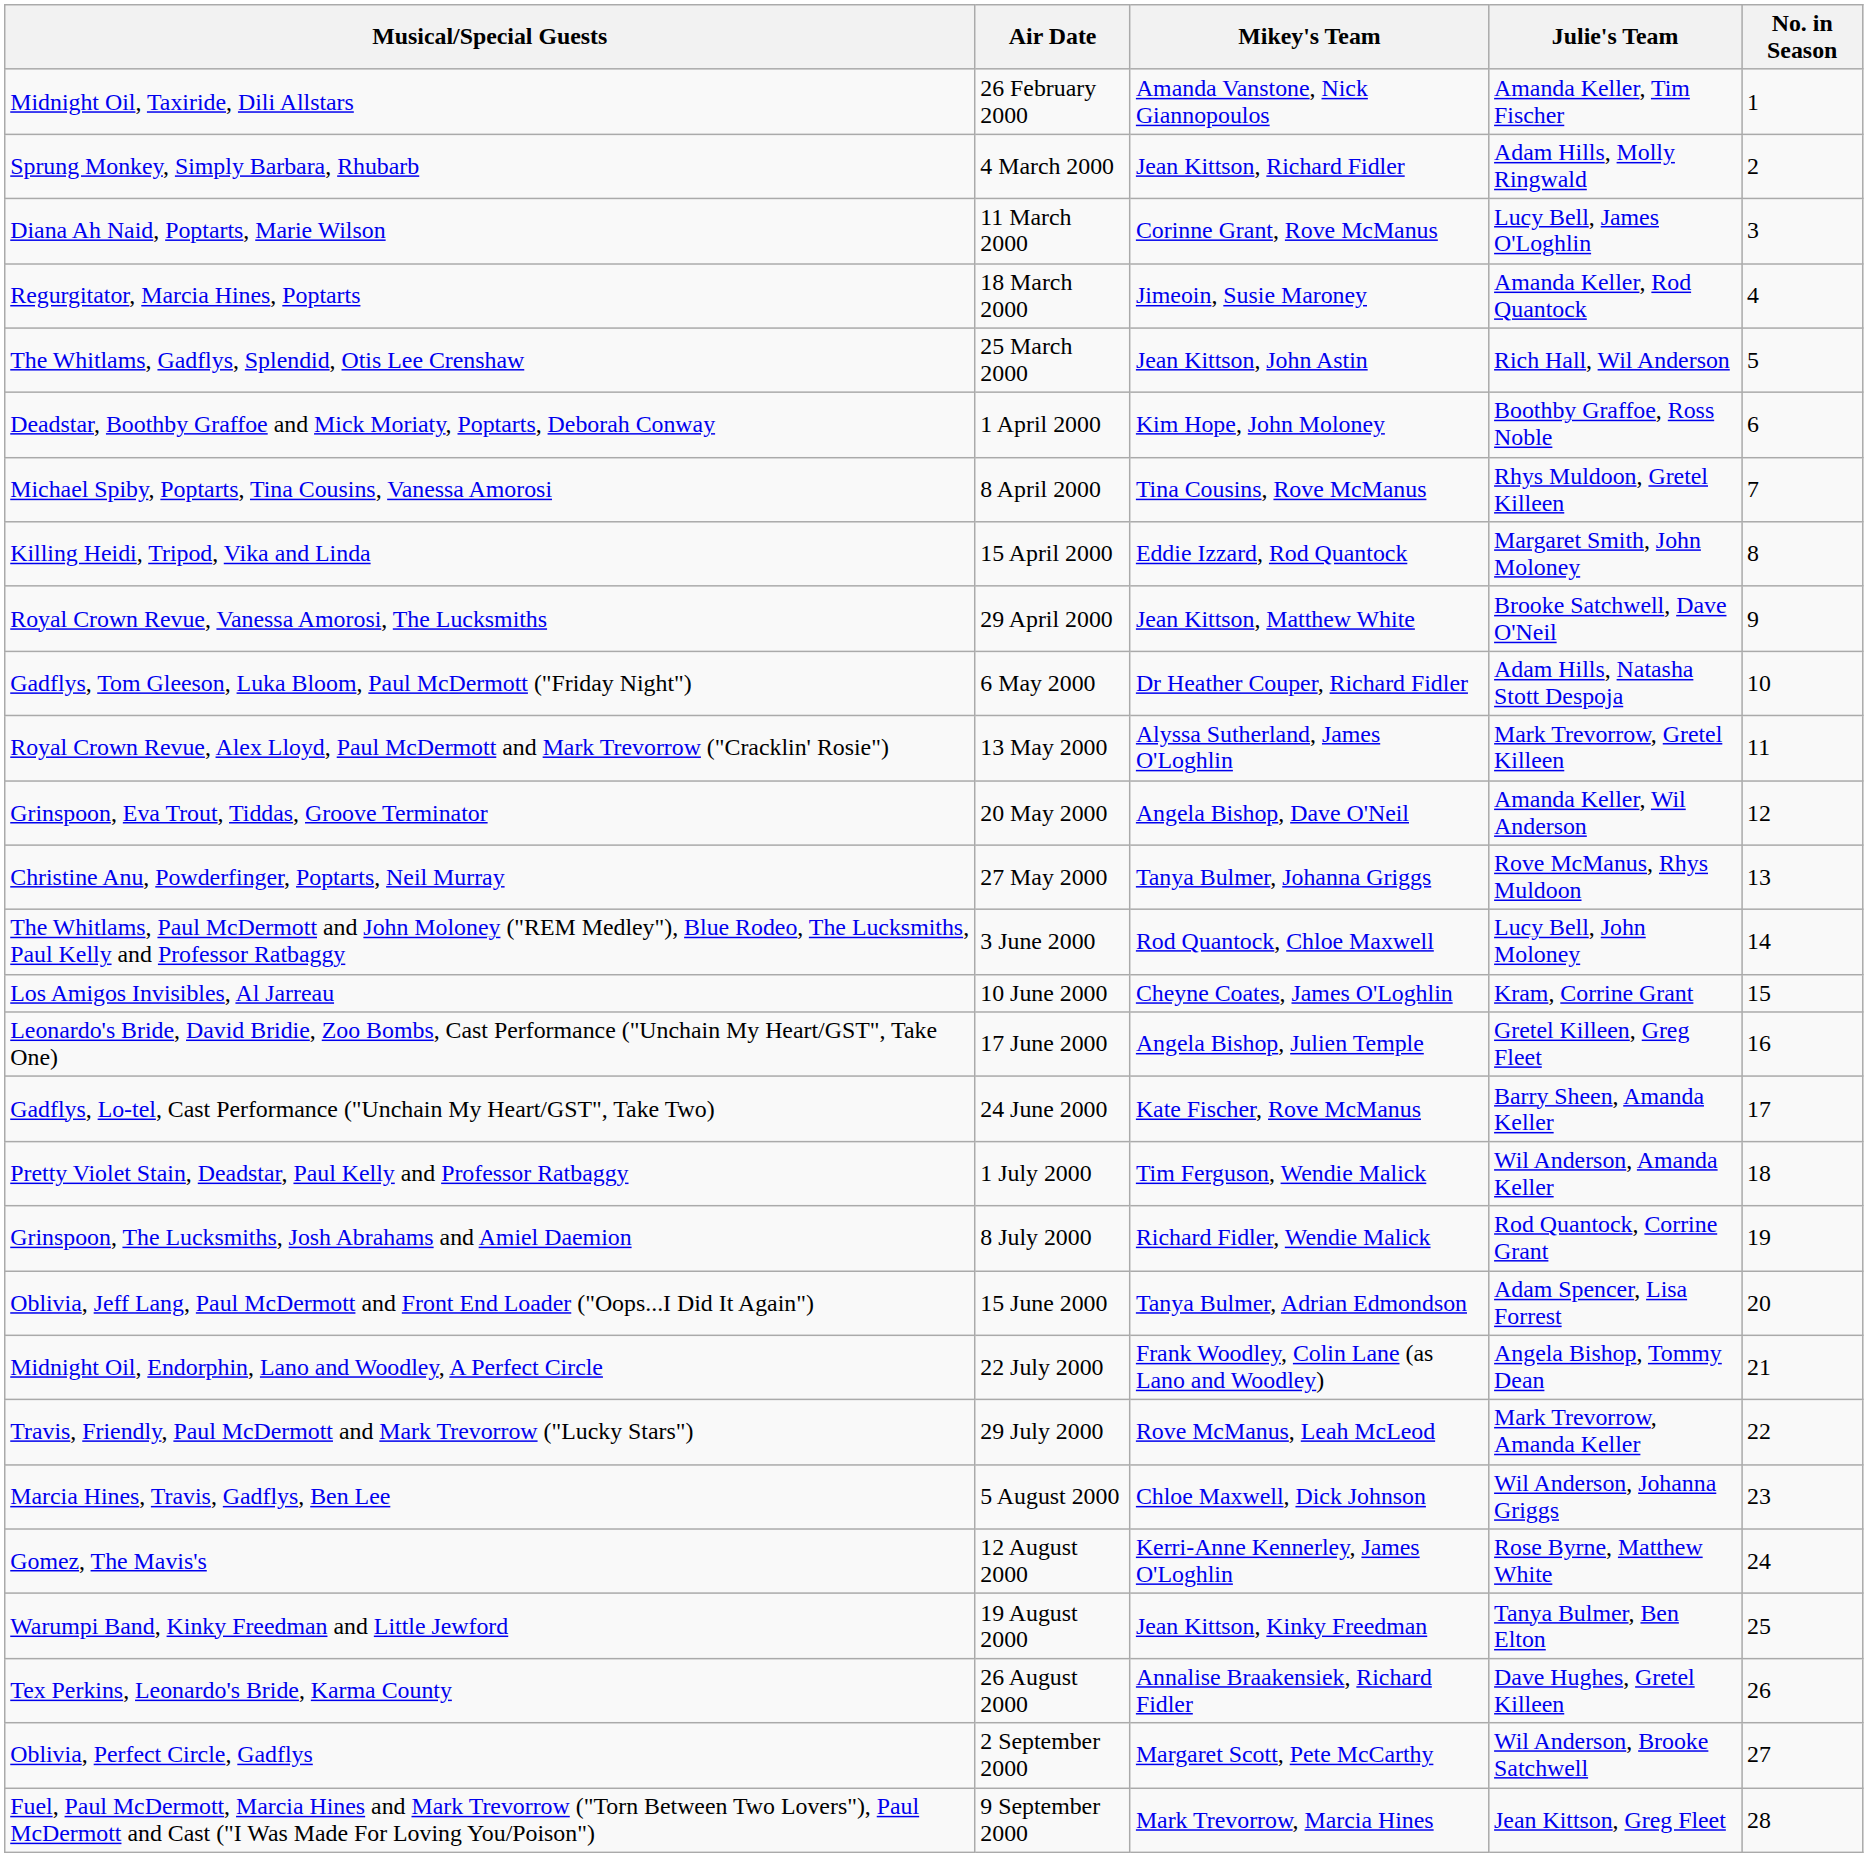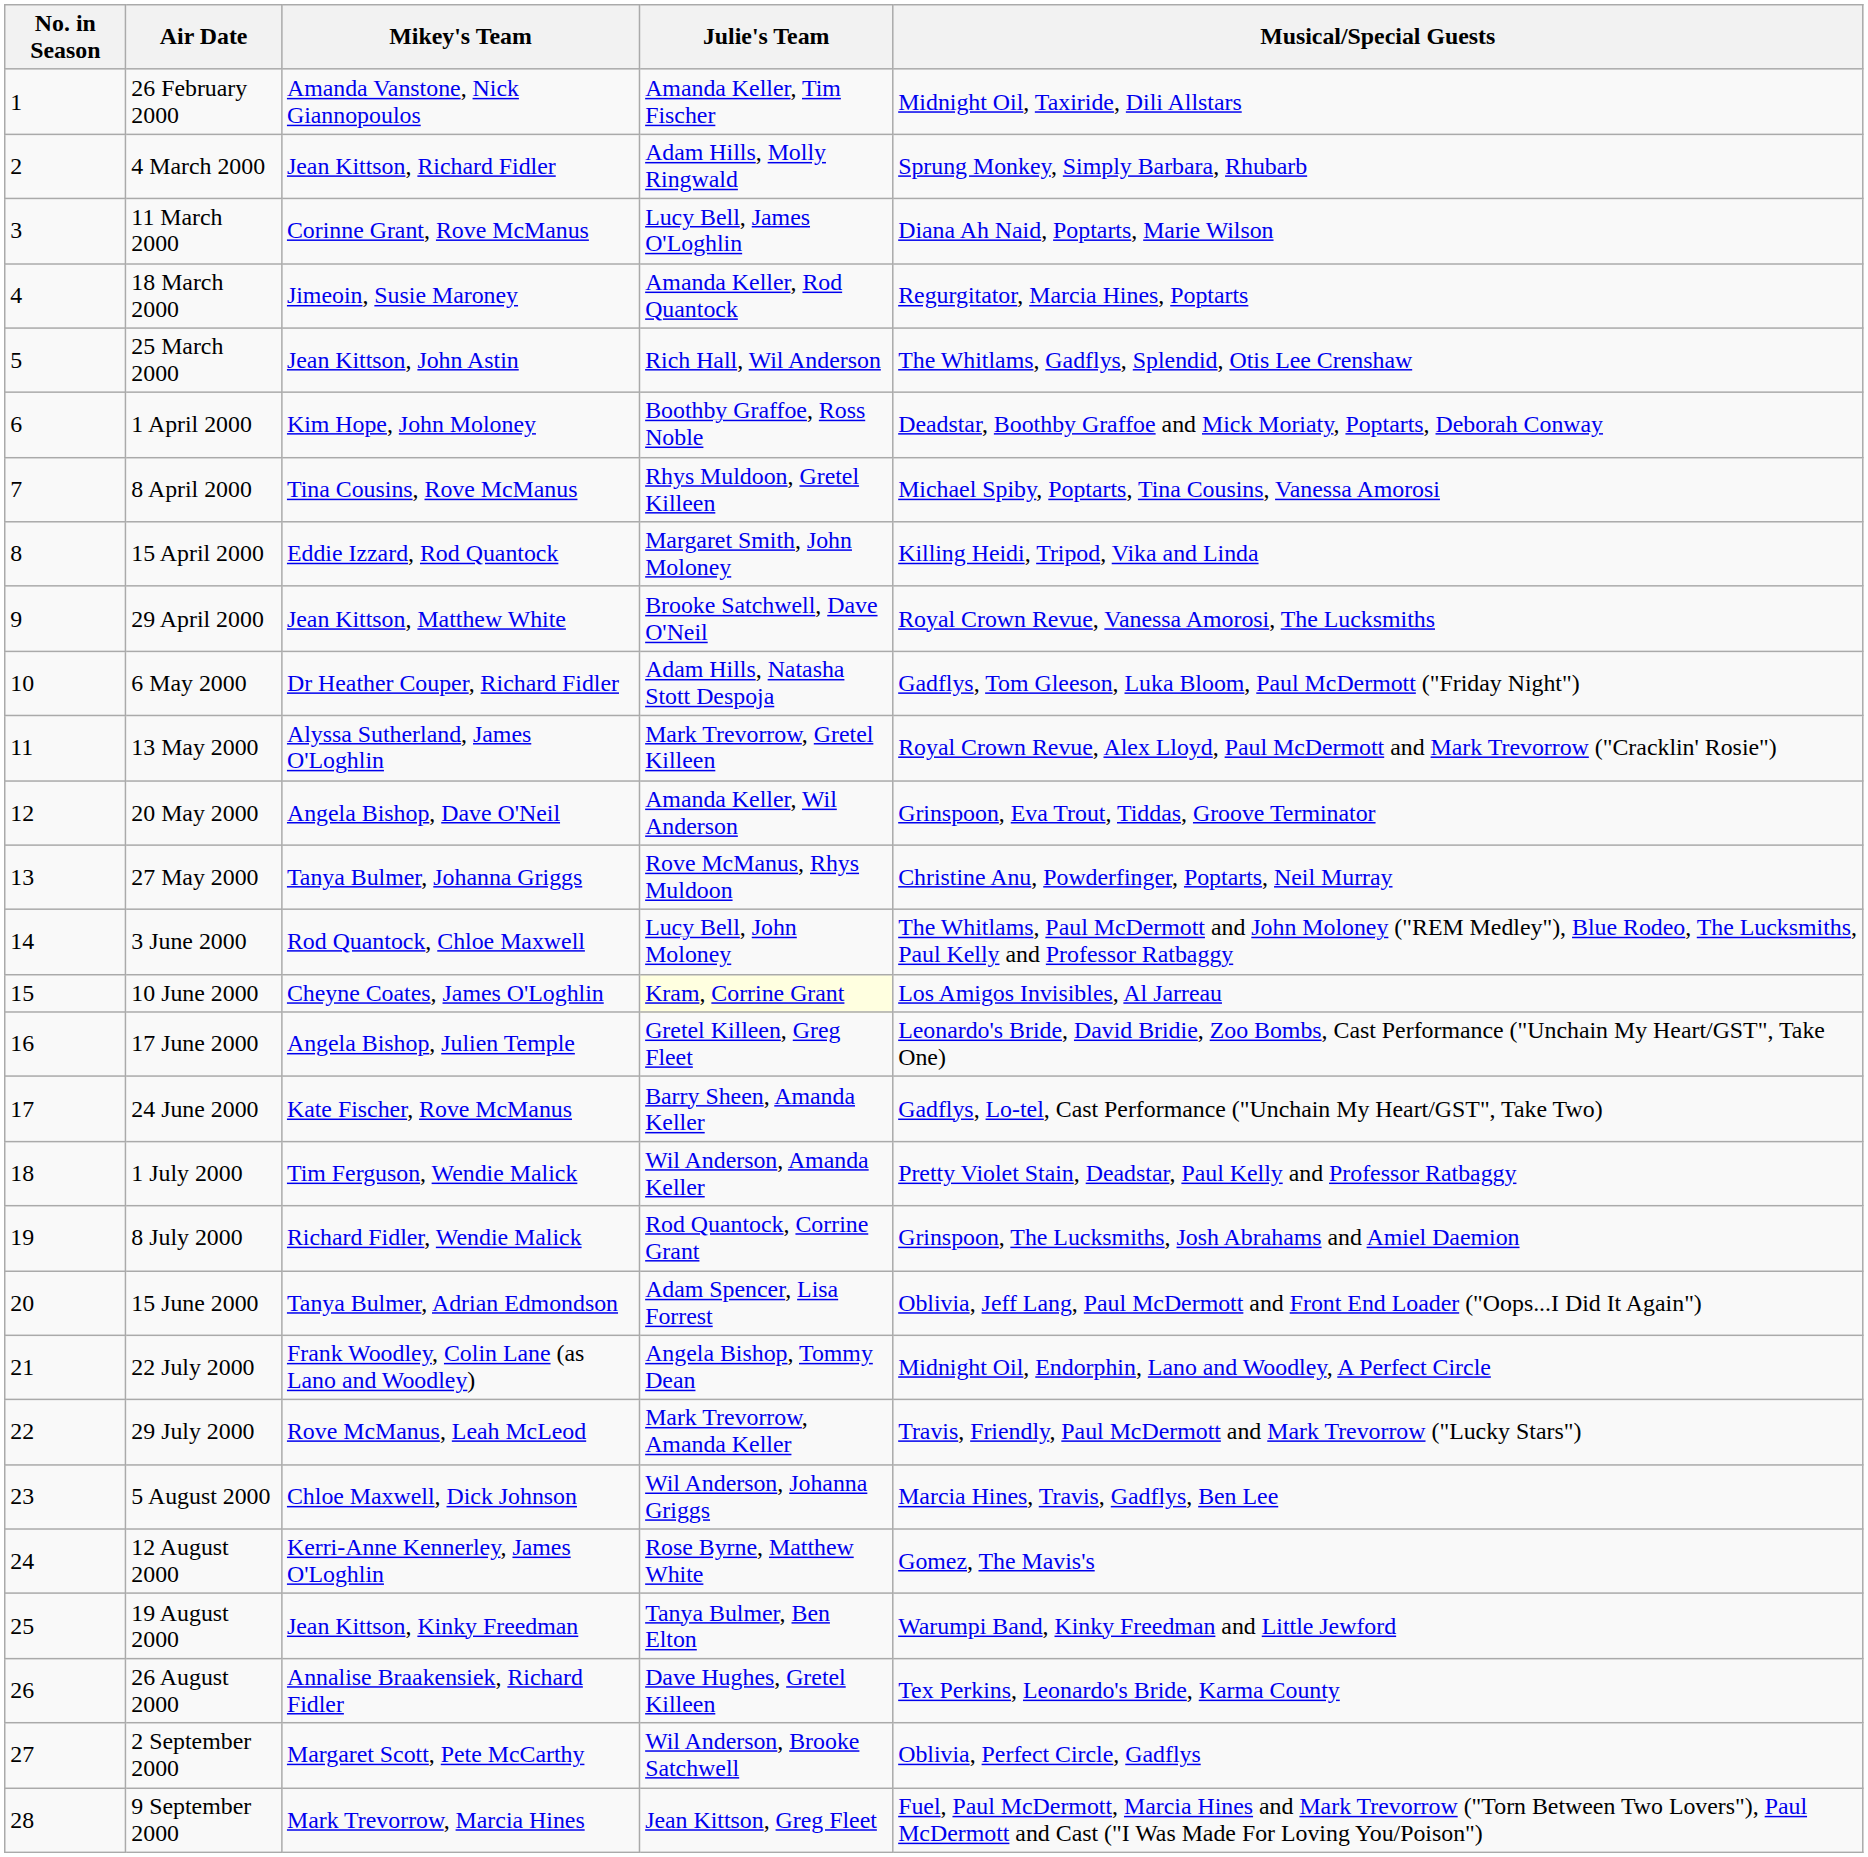columns swapped: (1802, 36) <-> (490, 36)
(1594, 992) no background -> (745, 992) lightyellow background
